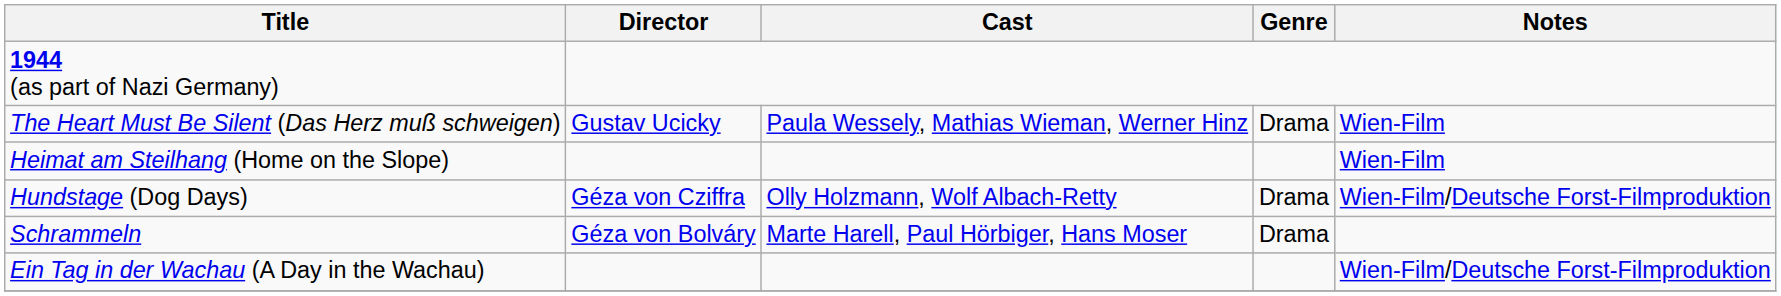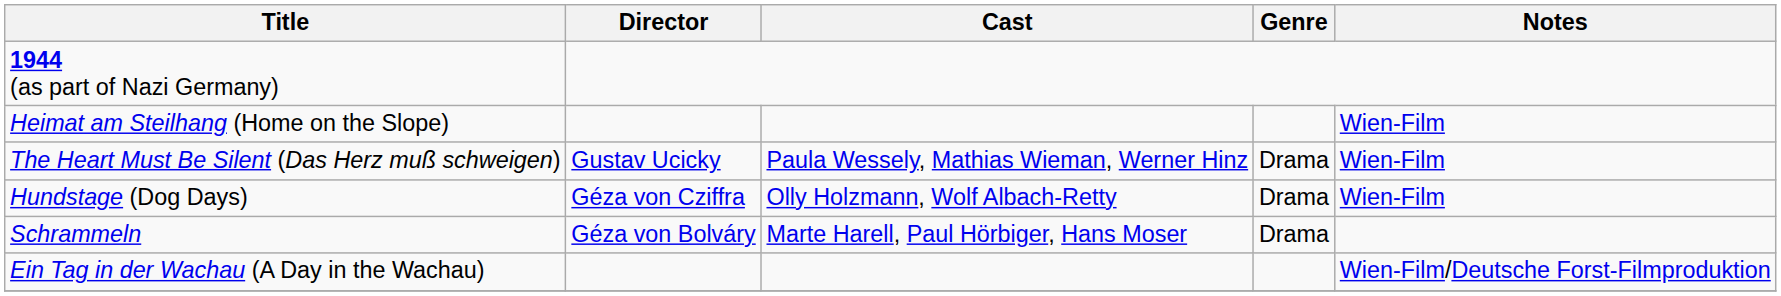rows swapped: (285, 123) <-> (230, 160)
(1555, 197) Wien-Film/Deutsche Forst-Filmproduktion -> (1392, 197) Wien-Film
